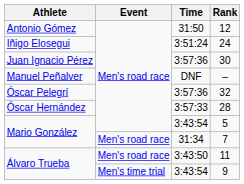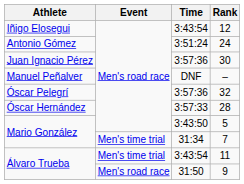(41, 29) Antonio Gómez -> (38, 29) Iñigo Elosegui
(191, 29) 31:50 -> (191, 29) 3:43:54
(38, 45) Iñigo Elosegui -> (41, 45) Antonio Gómez
(191, 124) 3:43:54 -> (191, 124) 3:43:50
(134, 140) Men's road race -> (131, 140) Men's time trial
(134, 156) Men's road race -> (131, 156) Men's time trial
(191, 156) 3:43:50 -> (191, 156) 3:43:54
(131, 172) Men's time trial -> (134, 172) Men's road race
(191, 172) 3:43:54 -> (191, 172) 31:50
